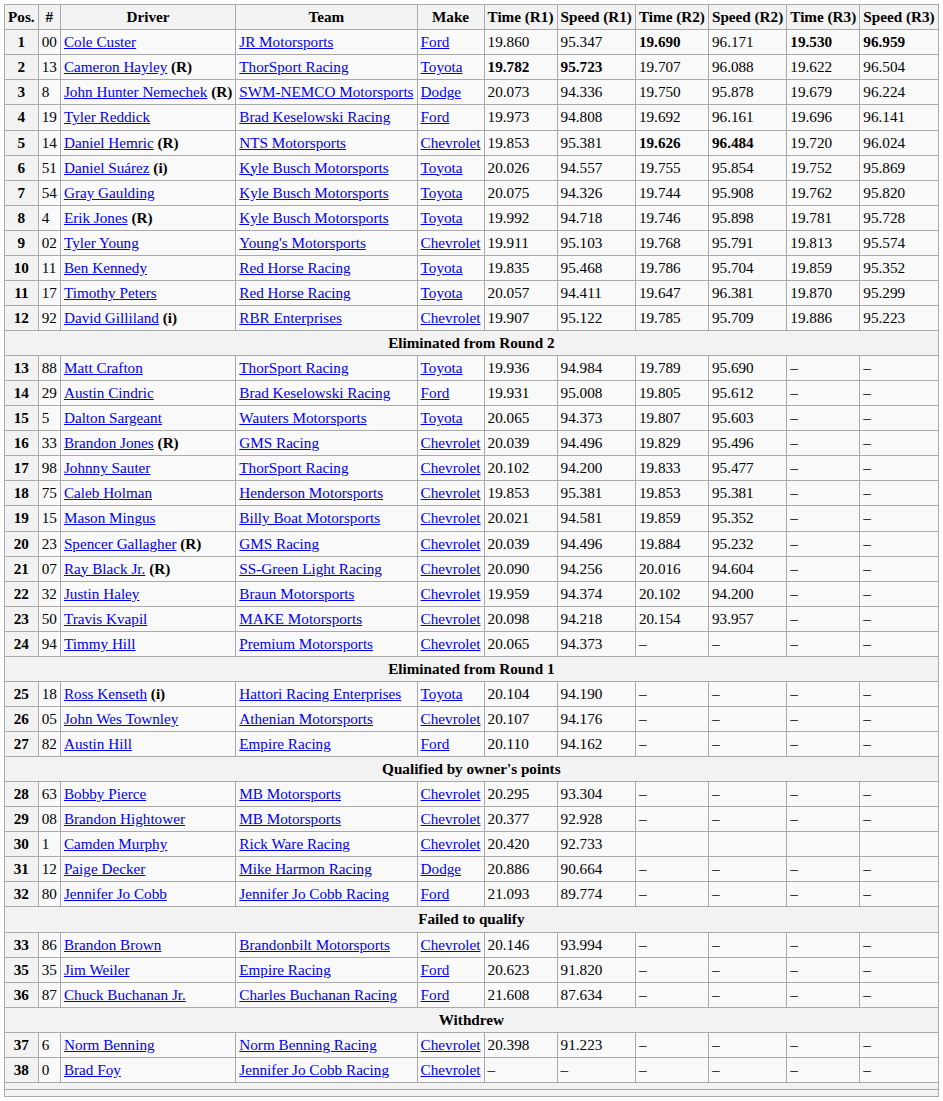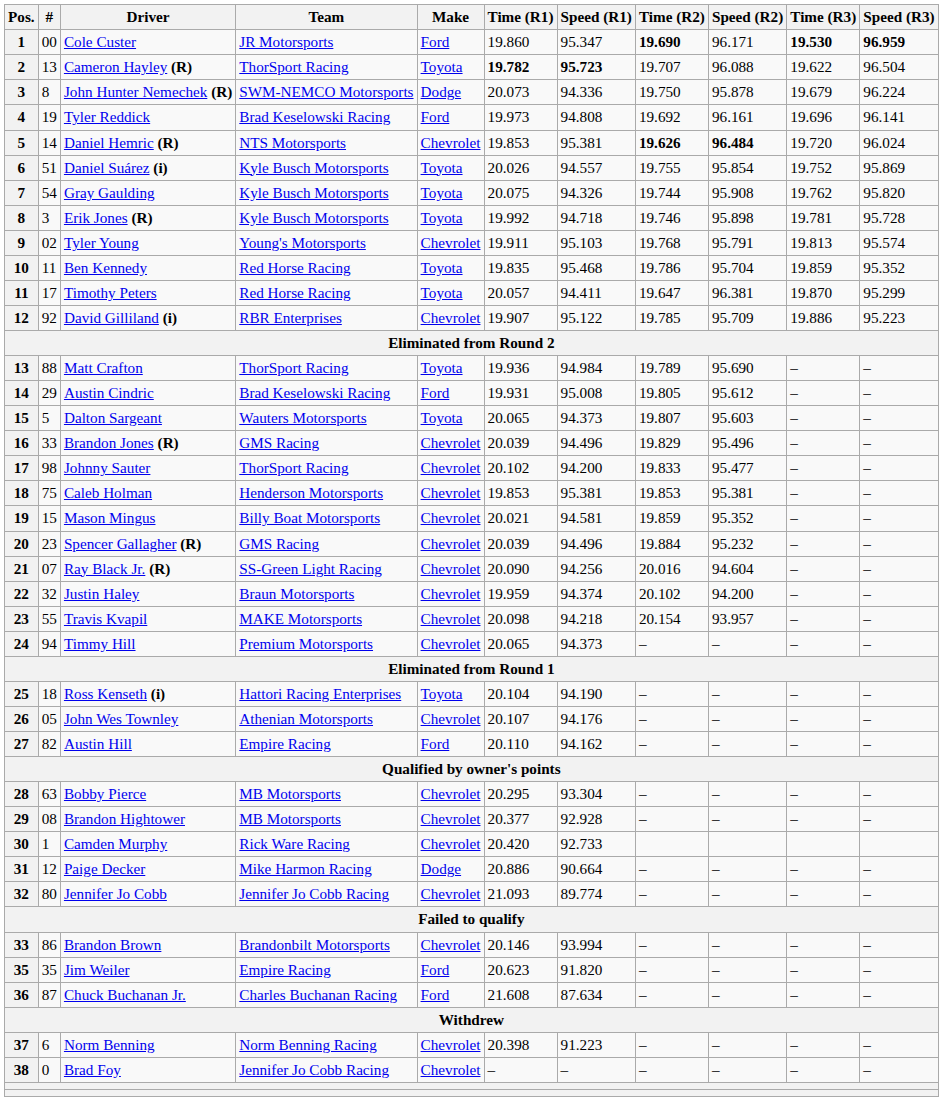(45, 217) 4 -> (45, 217) 3
(49, 618) 50 -> (49, 618) 55
(435, 894) Ford -> (451, 894) Chevrolet
